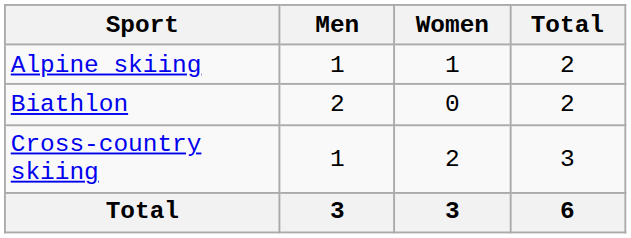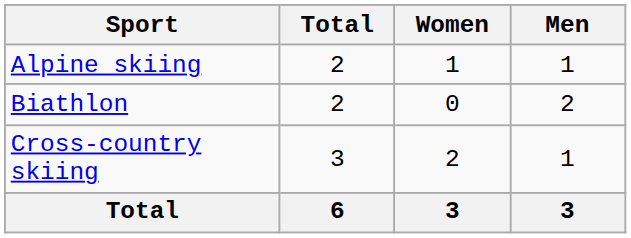columns swapped: (337, 25) <-> (567, 25)
